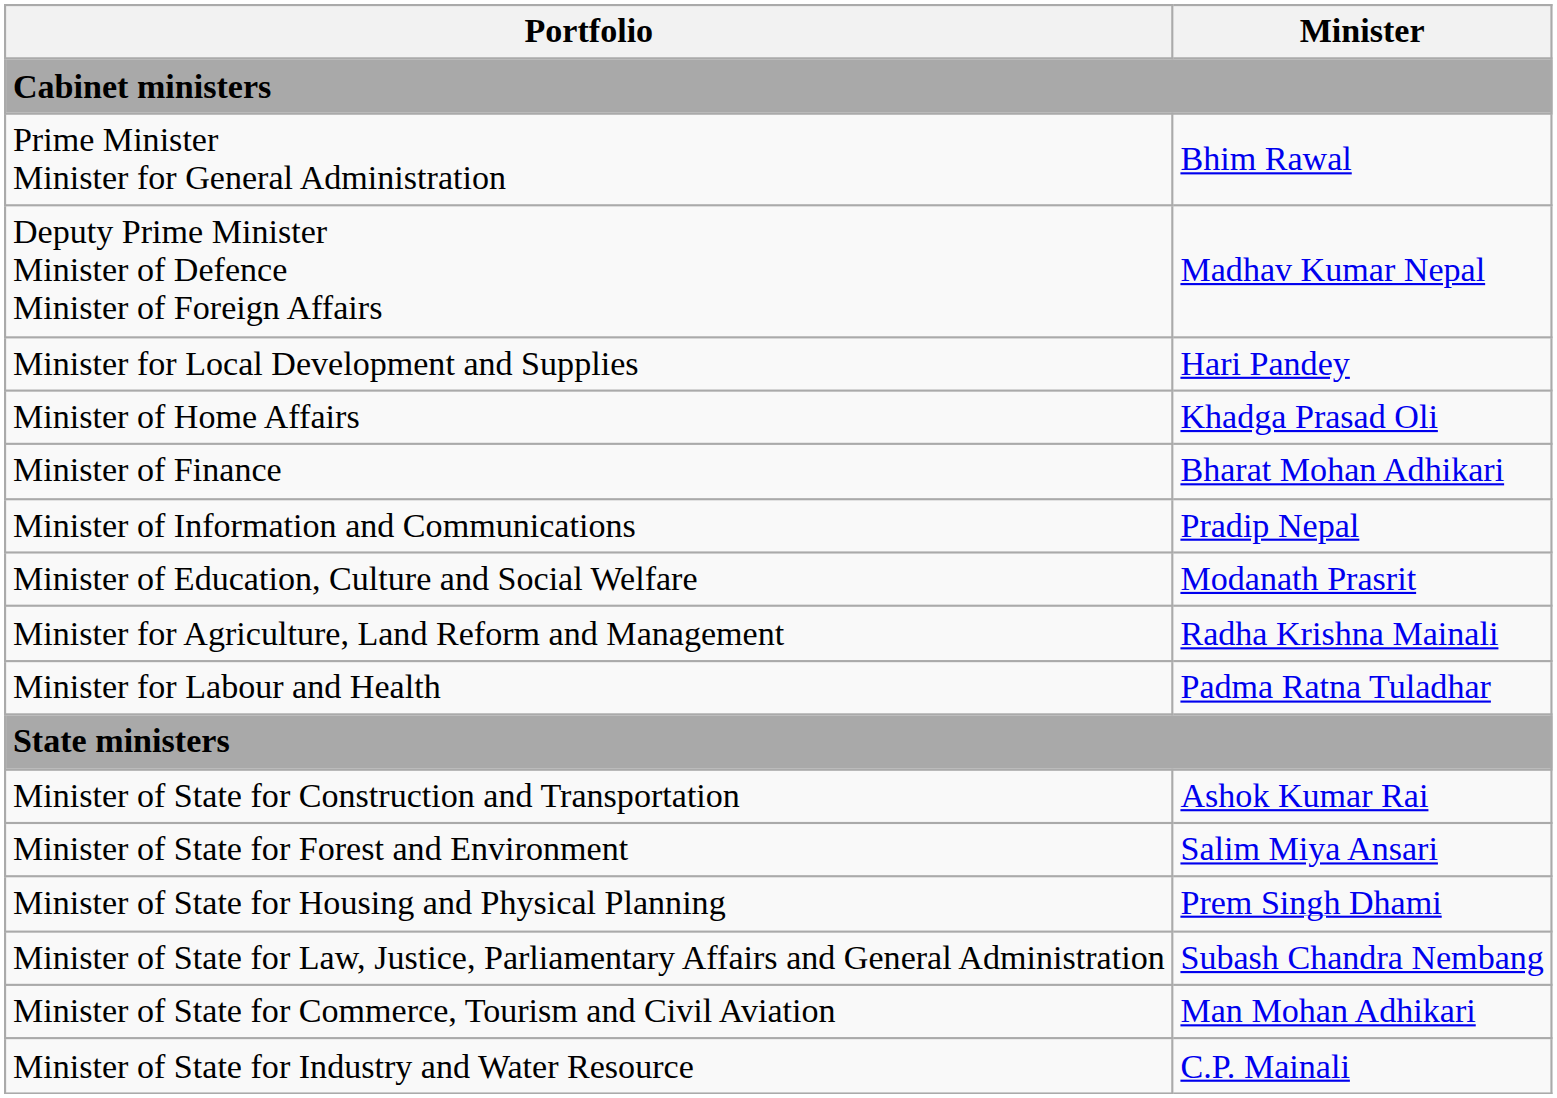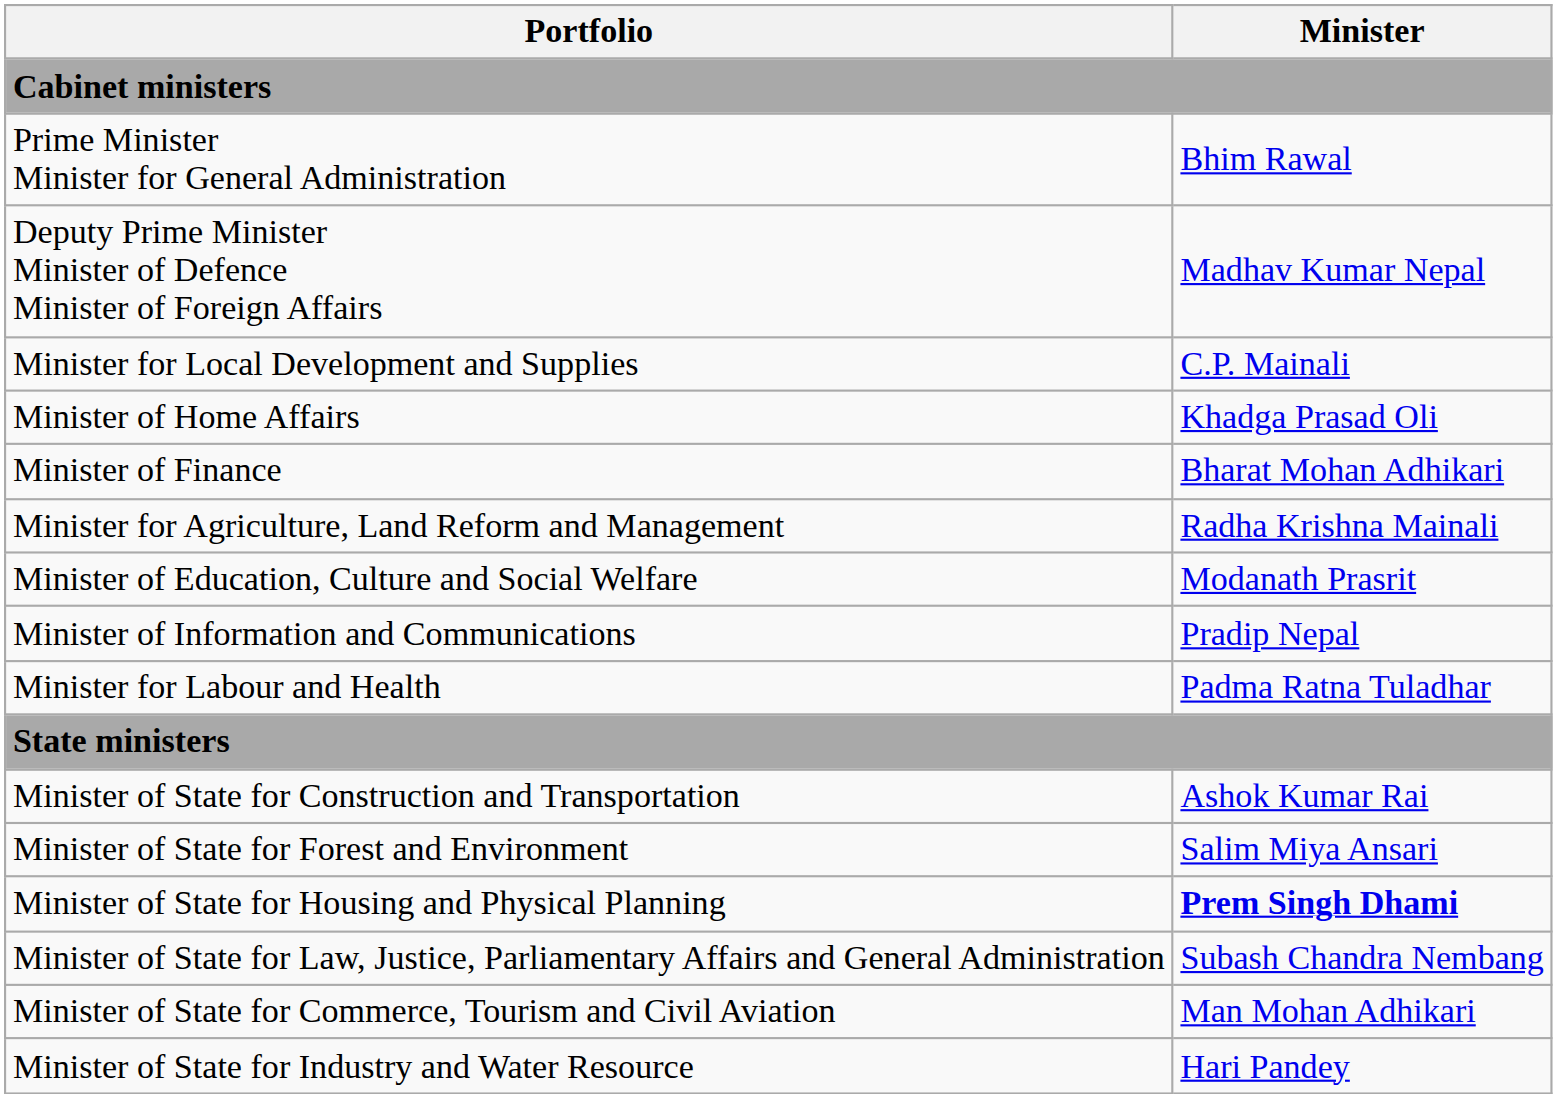(1265, 362) Hari Pandey -> (1265, 362) C.P. Mainali
rows swapped: (399, 632) <-> (324, 524)
(1311, 903) normal -> (1319, 903) bold
(1265, 1065) C.P. Mainali -> (1265, 1065) Hari Pandey
